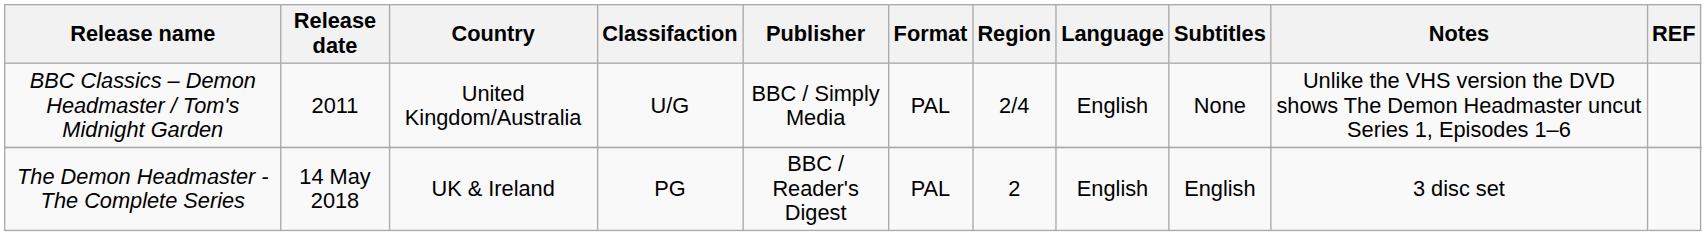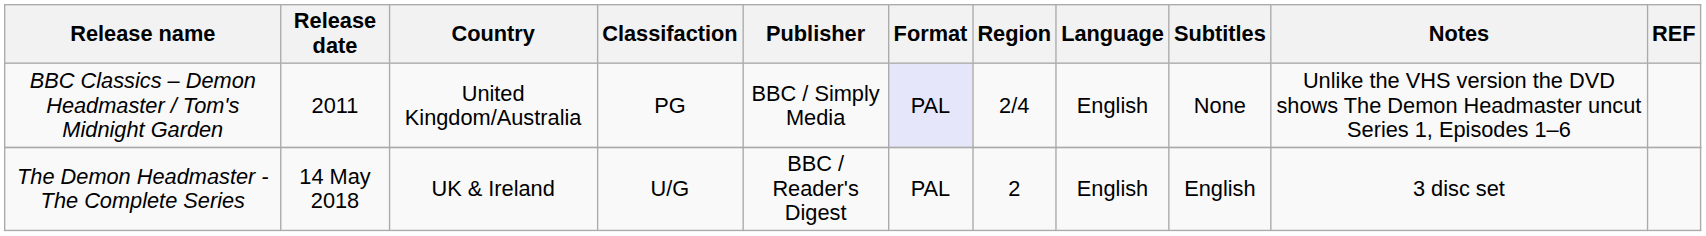(670, 105) U/G -> (670, 105) PG
(930, 105) no background -> (930, 105) lavender background
(670, 188) PG -> (670, 188) U/G
